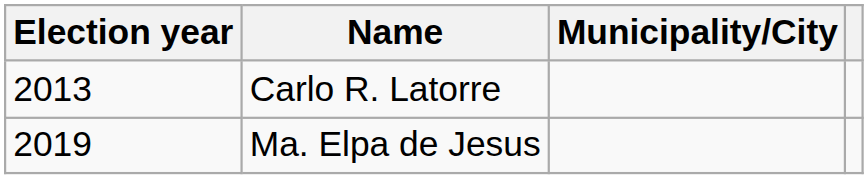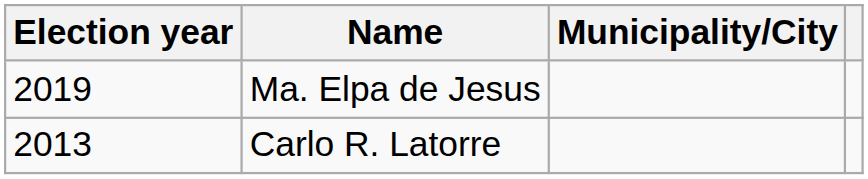rows swapped: (375, 88) <-> (395, 144)
